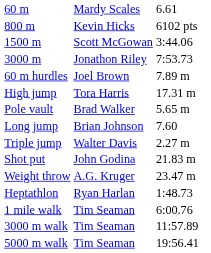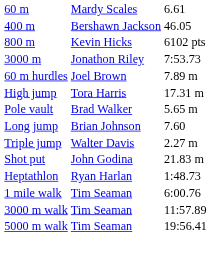+ row: (20, 25)
- row: (23, 42)
- row: (37, 176)
